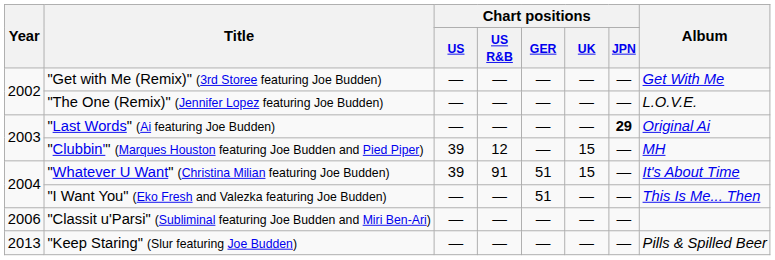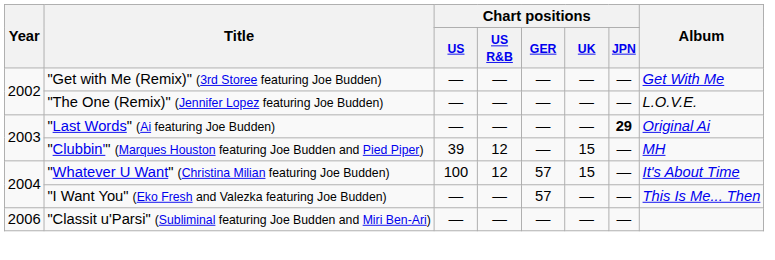(456, 172) 39 -> (456, 172) 100
(500, 172) 91 -> (500, 172) 12
(543, 172) 51 -> (543, 172) 57
(543, 196) 51 -> (543, 196) 57
- row: (172, 242)
